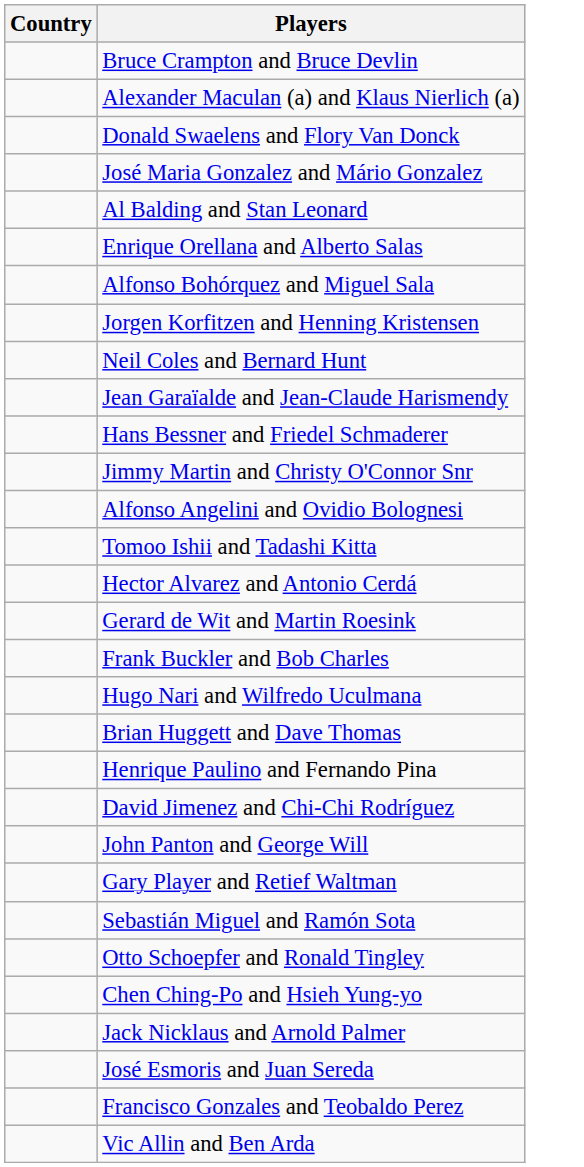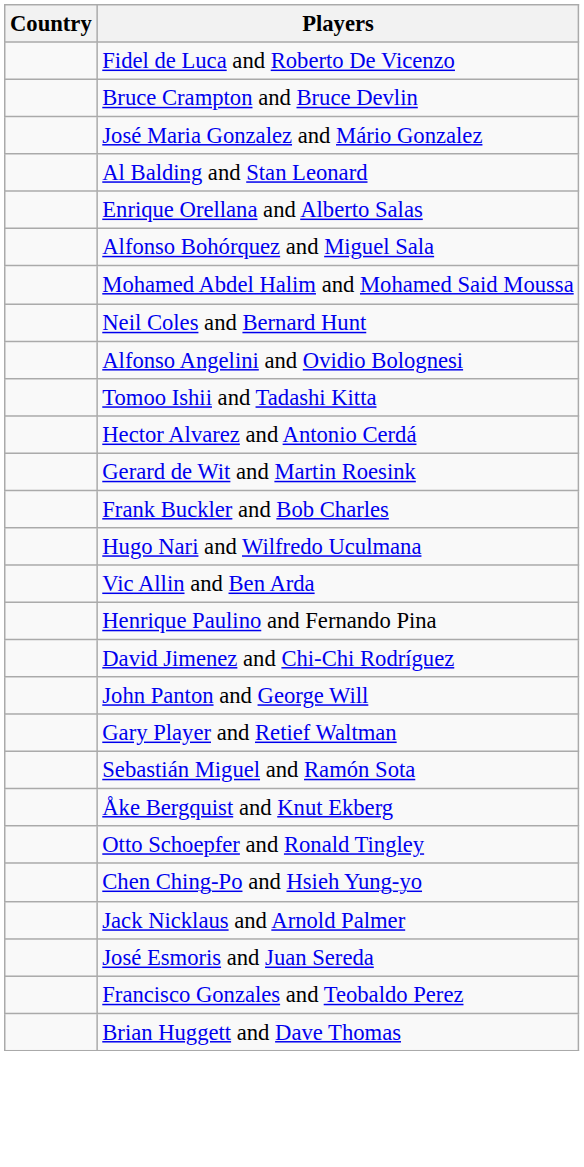+ row: (279, 60)
- row: (311, 98)
- row: (281, 135)
- row: (291, 322)
+ row: (338, 284)
- row: (305, 396)
- row: (275, 434)
- row: (288, 471)
rows swapped: (208, 1143) <-> (252, 732)
+ row: (248, 807)
